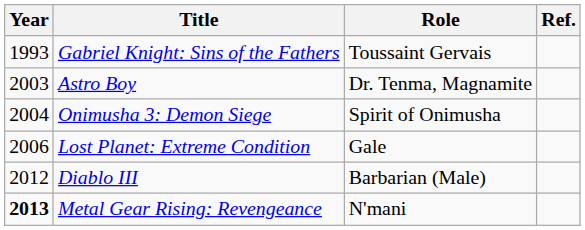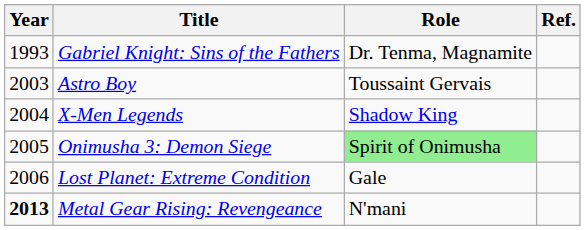(420, 51) Toussaint Gervais -> (440, 51) Dr. Tenma, Magnamite
(440, 83) Dr. Tenma, Magnamite -> (420, 83) Toussaint Gervais
+ row: (121, 114)
(29, 114) 2004 -> (29, 146) 2005
(425, 114) no background -> (425, 146) lightgreen background
- row: (98, 177)
